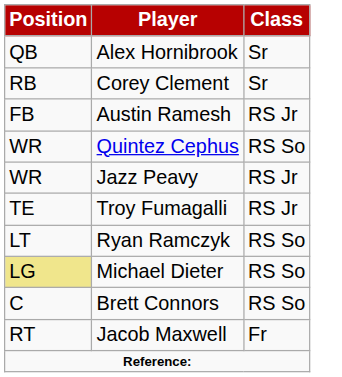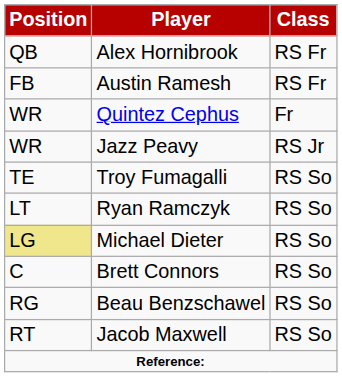(258, 51) Sr -> (300, 51) RS Fr
- row: (163, 83)
(273, 114) RS Jr -> (300, 83) RS Fr
(277, 146) RS So -> (284, 114) Fr
(273, 209) RS Jr -> (303, 177) RS So
+ row: (181, 303)
(257, 334) Fr -> (303, 334) RS So
